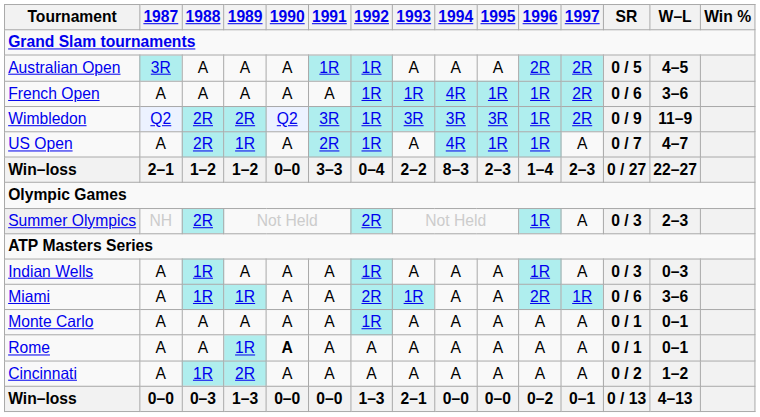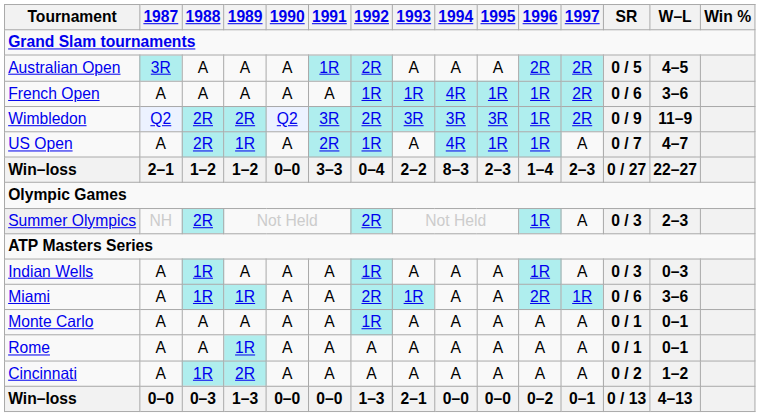(372, 67) 1R -> (372, 67) 2R
(372, 118) 1R -> (372, 118) 2R
(287, 347) bold -> (287, 347) normal
